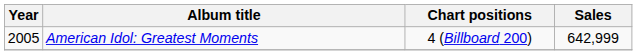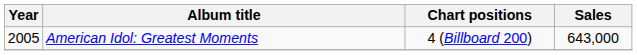(593, 38) 642,999 -> (593, 38) 643,000
